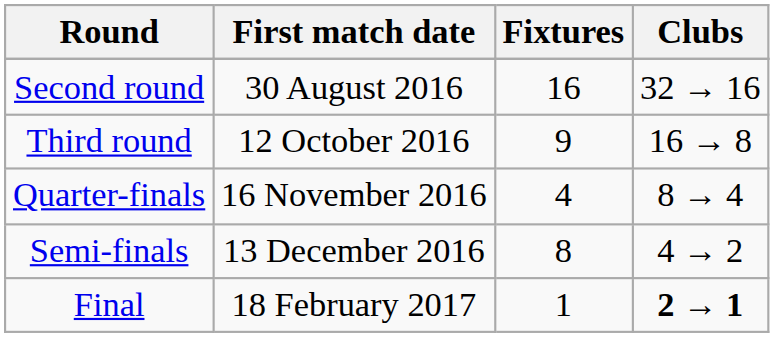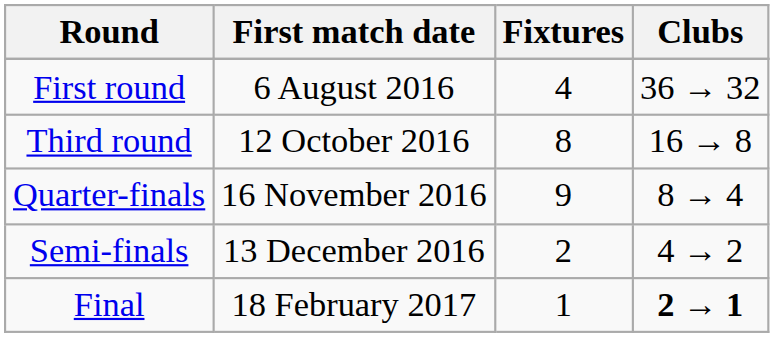+ row: (109, 86)
- row: (109, 86)
(563, 140) 9 -> (563, 140) 8
(563, 195) 4 -> (563, 195) 9
(563, 250) 8 -> (563, 250) 2
